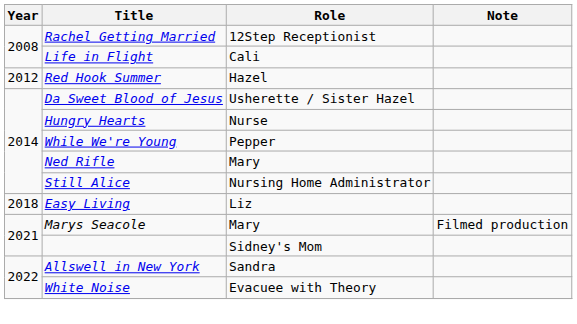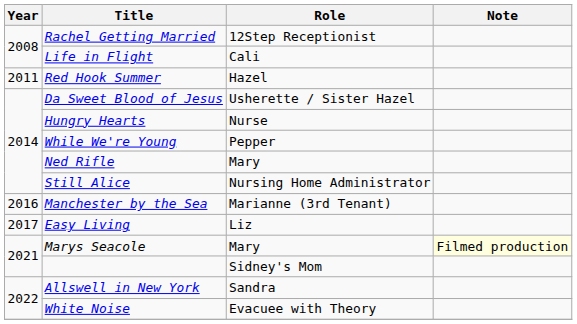(23, 78) 2012 -> (23, 78) 2011
+ row: (126, 204)
(23, 204) 2018 -> (23, 225) 2017
(502, 225) no background -> (502, 246) lightyellow background
